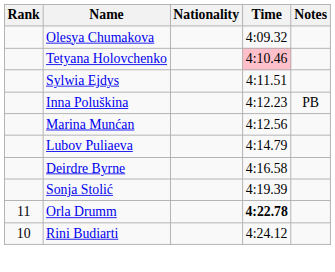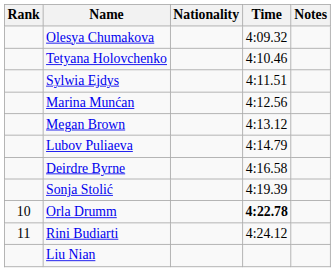(267, 59) pink background -> (267, 59) no background
- row: (87, 102)
+ row: (86, 124)
(24, 211) 11 -> (24, 211) 10
(24, 233) 10 -> (24, 233) 11
+ row: (71, 255)
